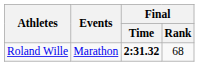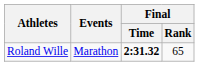(178, 52) 68 -> (178, 52) 65
